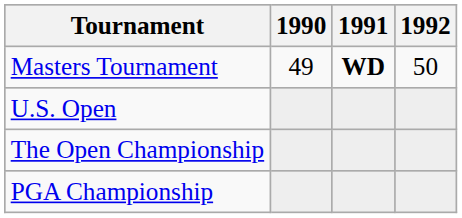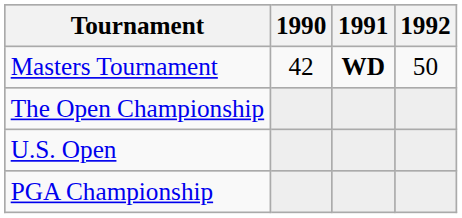(301, 67) 49 -> (301, 67) 42
rows swapped: (64, 108) <-> (137, 150)
